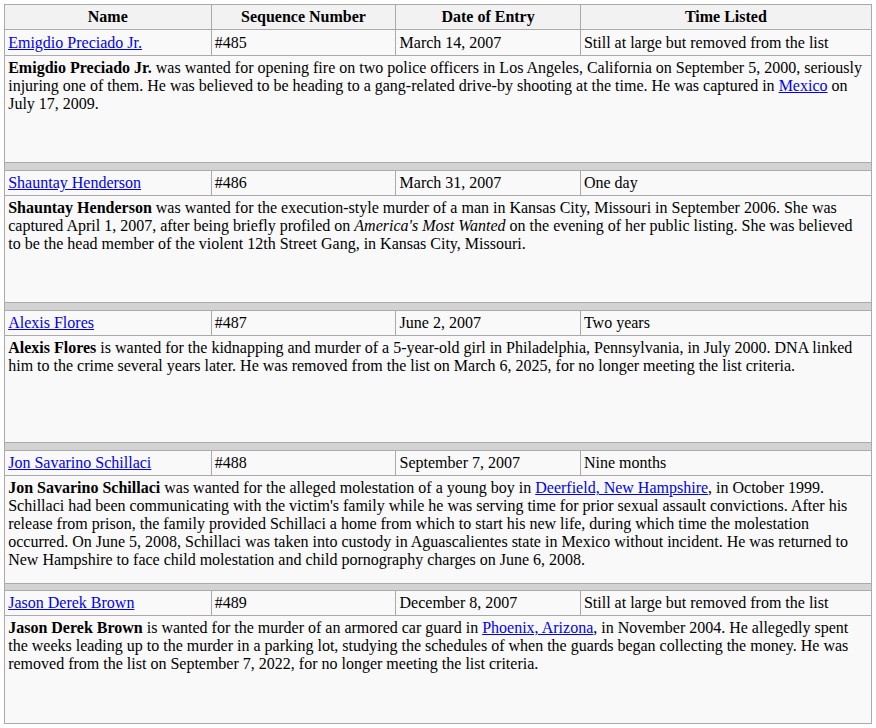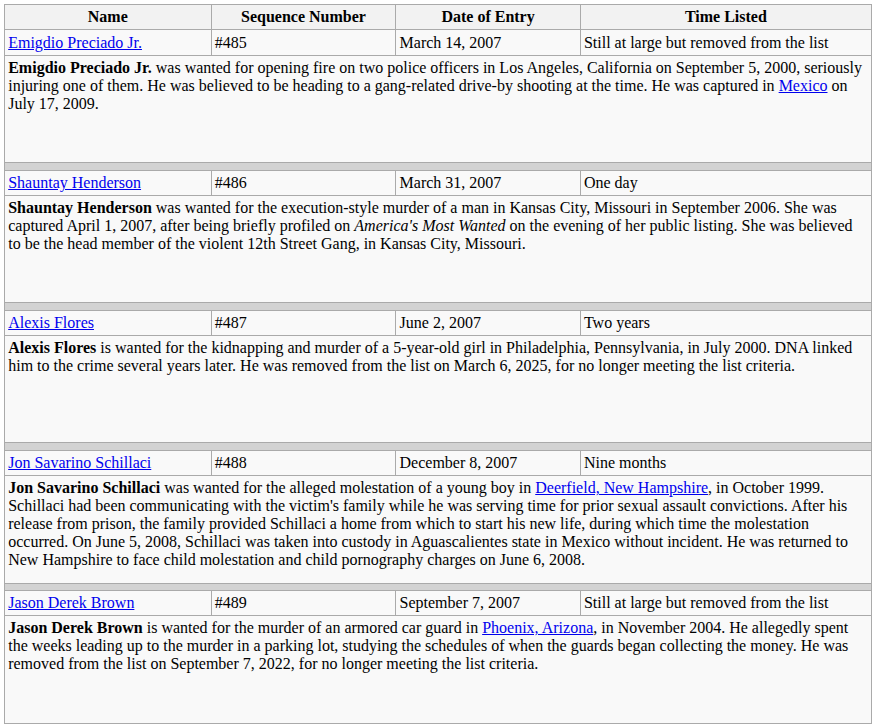(460, 462) September 7, 2007 -> (458, 462) December 8, 2007
(458, 603) December 8, 2007 -> (460, 603) September 7, 2007
